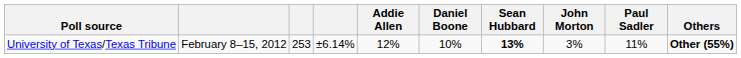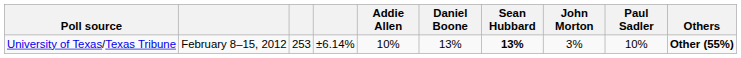(388, 44) 12% -> (388, 44) 10%
(450, 44) 10% -> (450, 44) 13%
(636, 44) 11% -> (636, 44) 10%
